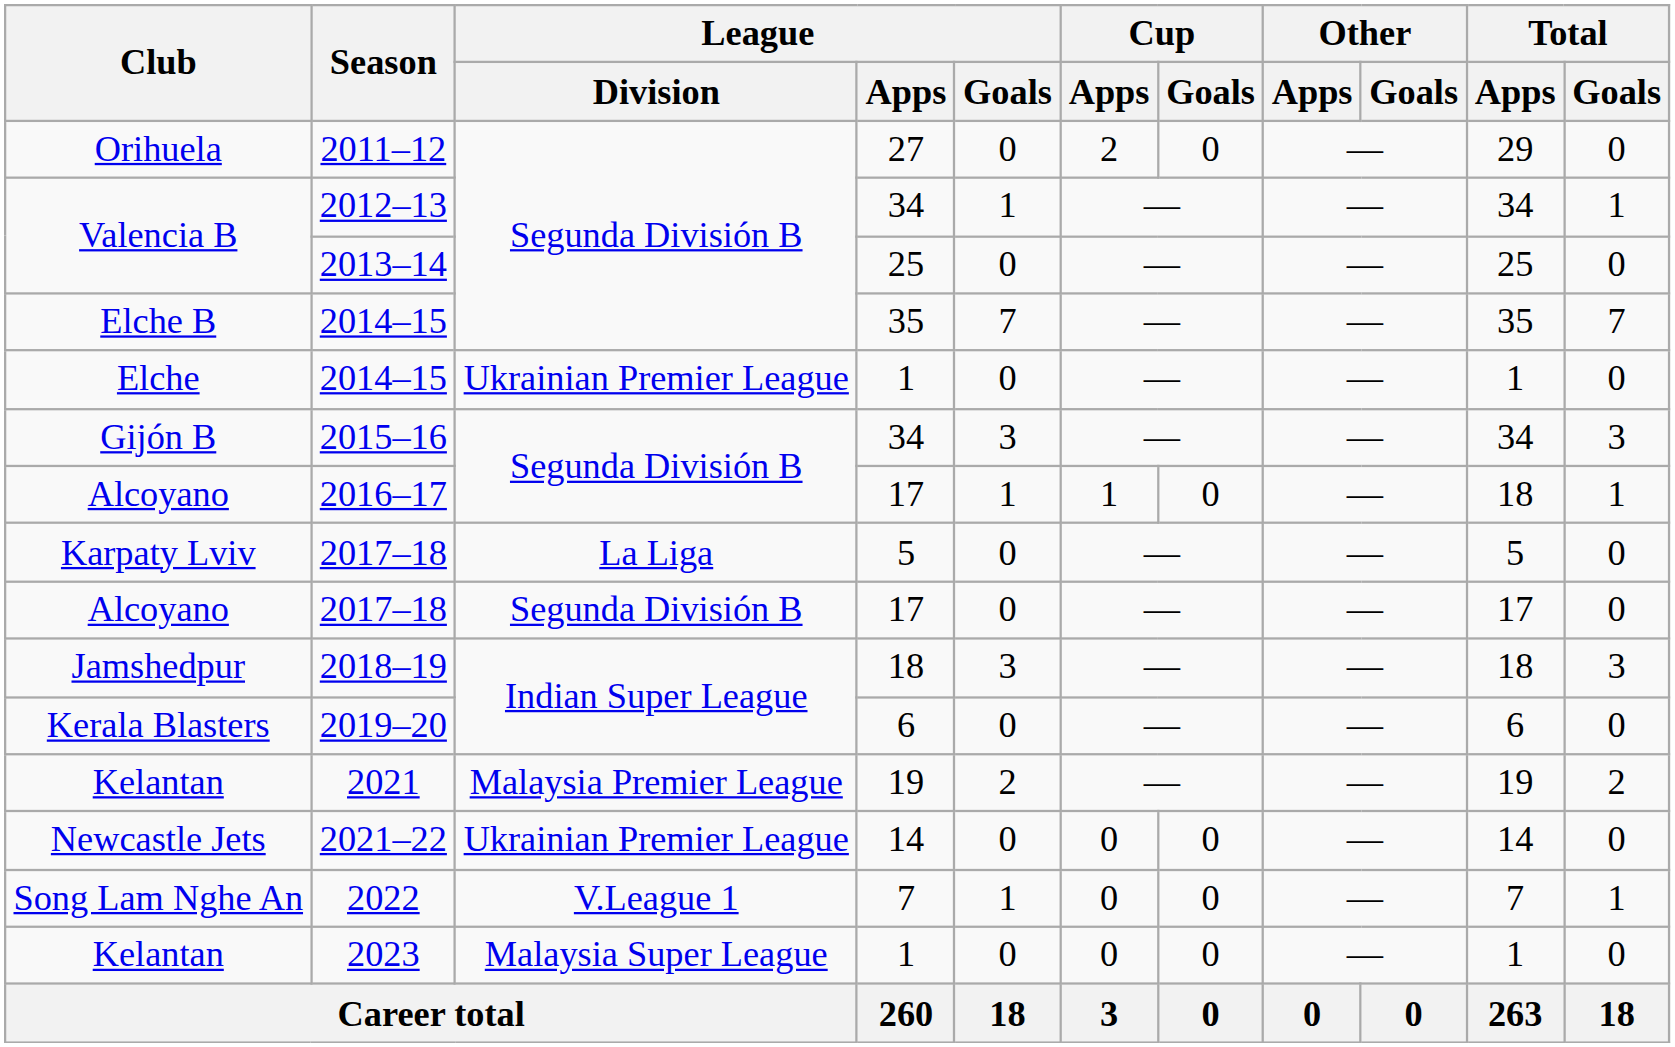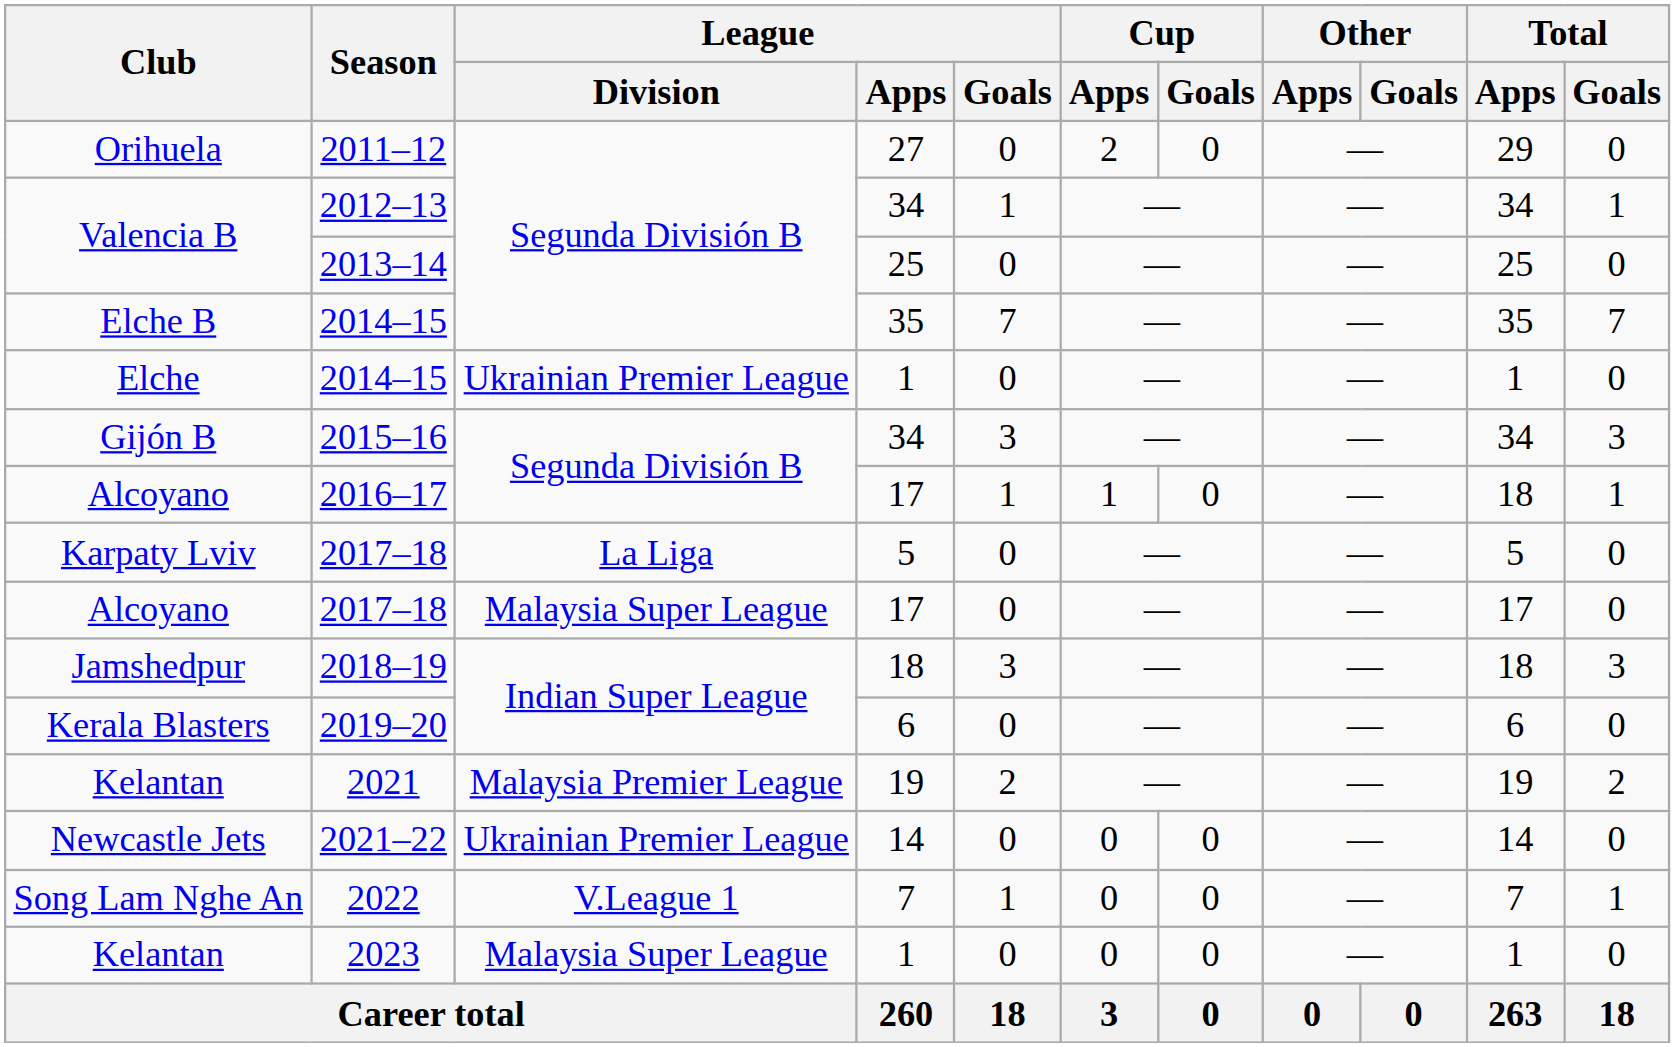(656, 609) Segunda División B -> (656, 609) Malaysia Super League
